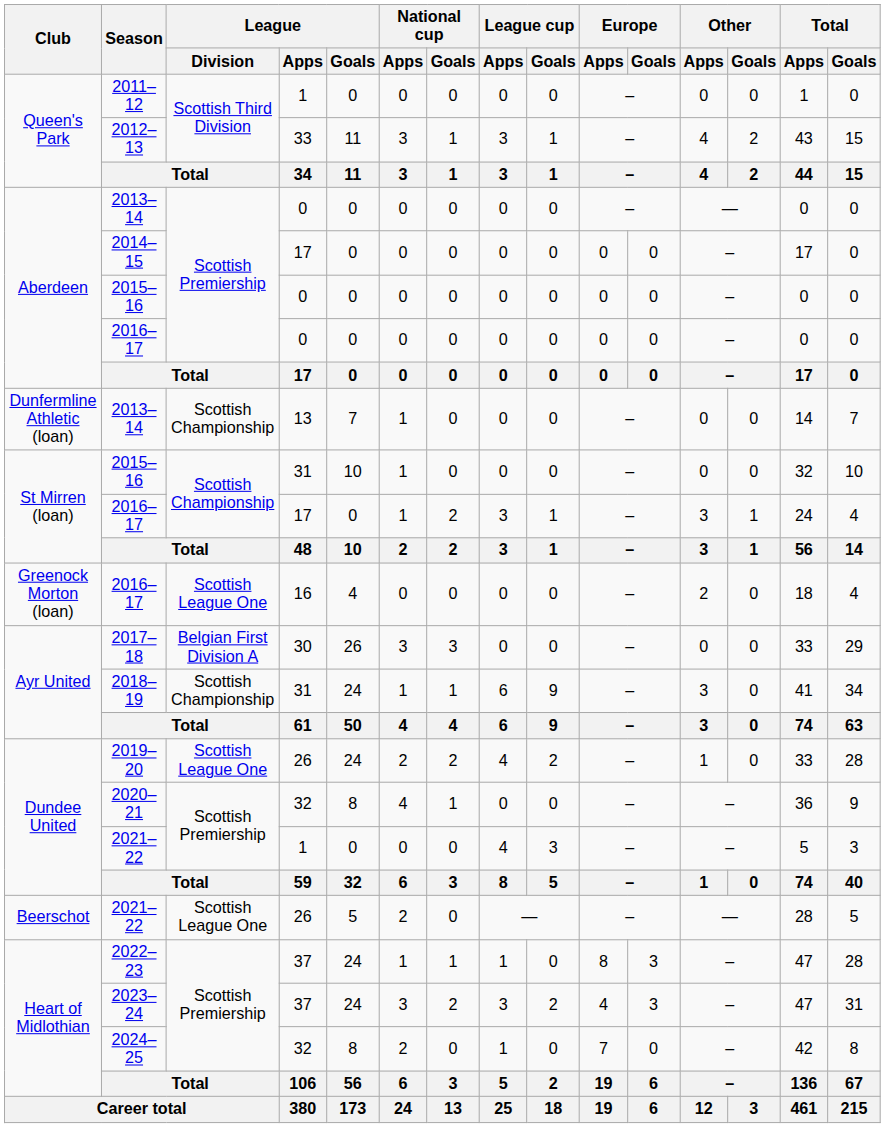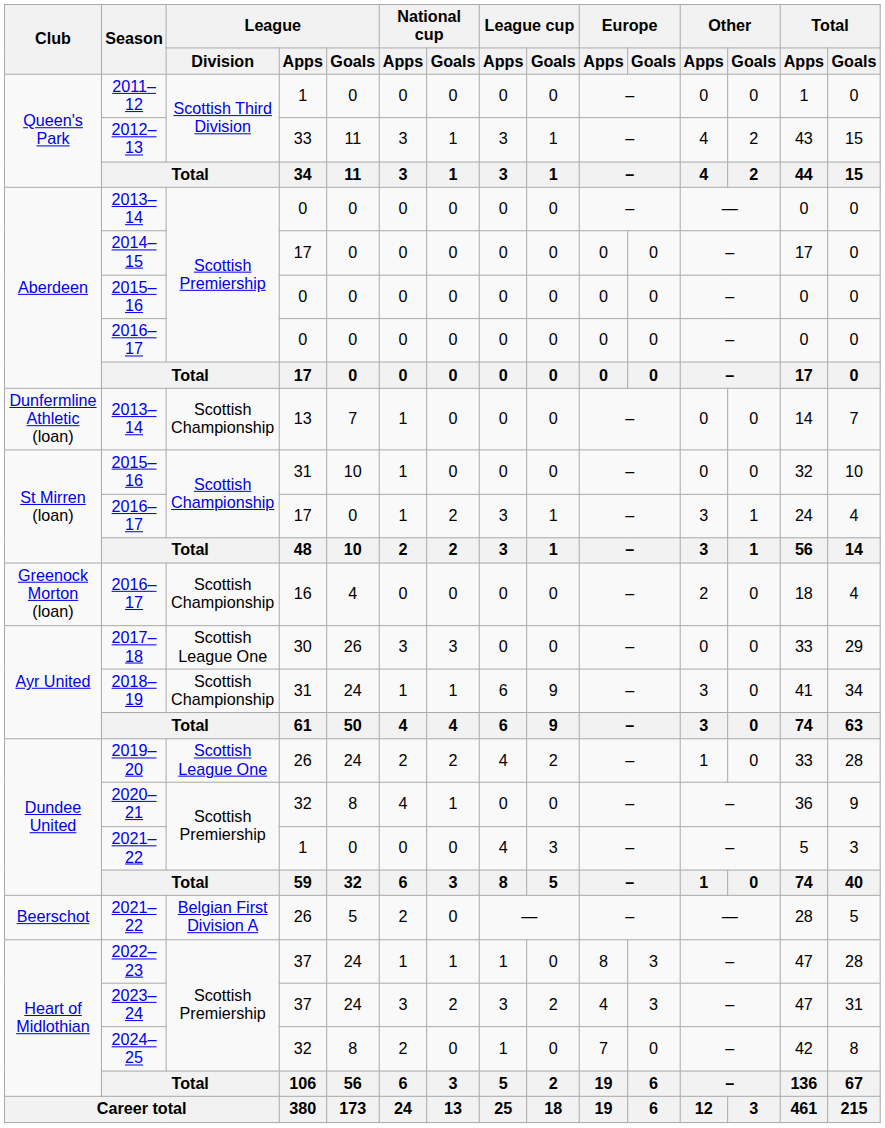(223, 594) Scottish League One -> (223, 594) Scottish Championship
(223, 647) Belgian First Division A -> (223, 647) Scottish League One
(223, 917) Scottish League One -> (223, 917) Belgian First Division A
